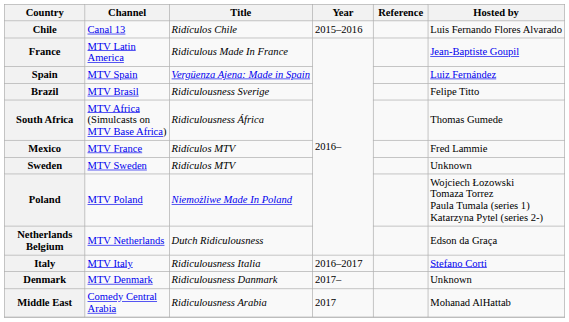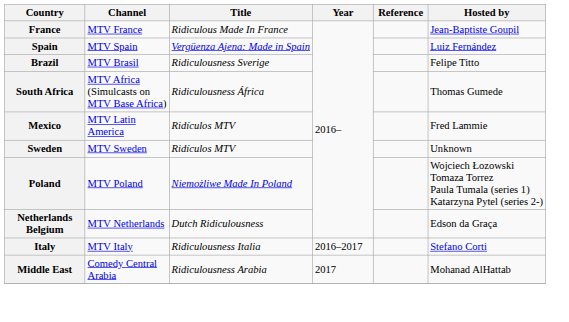- row: (45, 29)
(112, 52) MTV Latin America -> (115, 29) MTV France
(115, 148) MTV France -> (112, 126) MTV Latin America
- row: (45, 280)
